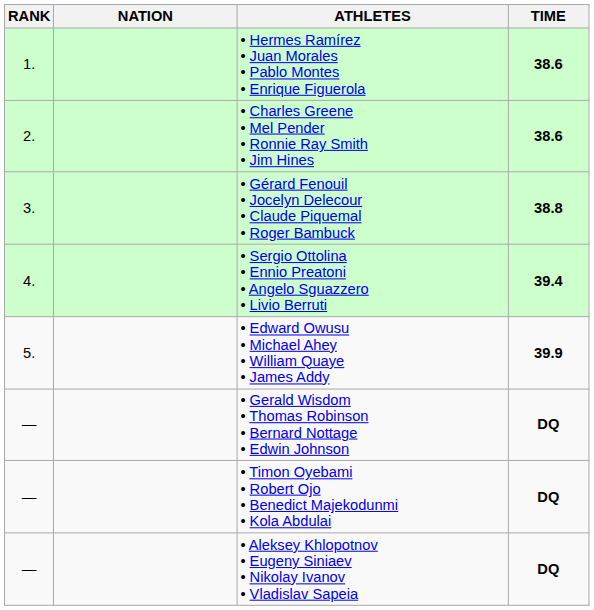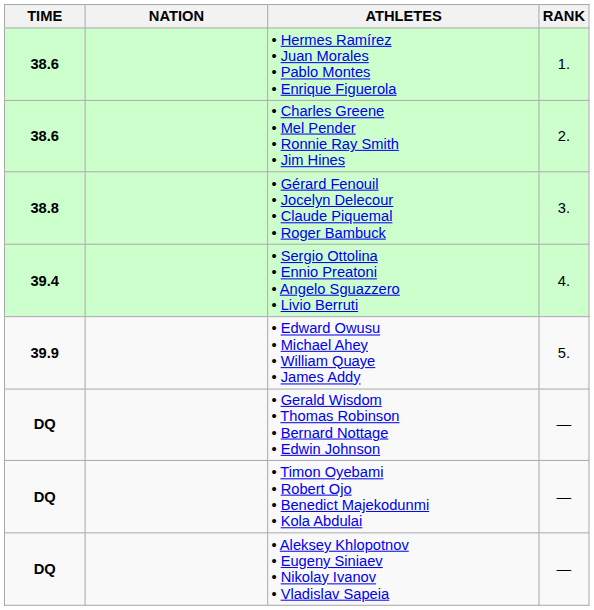columns swapped: (29, 17) <-> (548, 17)
